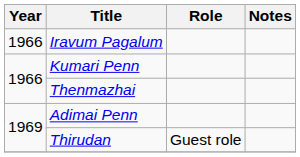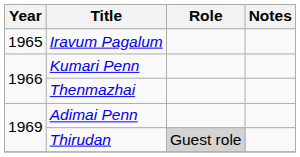(25, 41) 1966 -> (25, 41) 1965
(206, 139) no background -> (206, 139) lightgrey background
